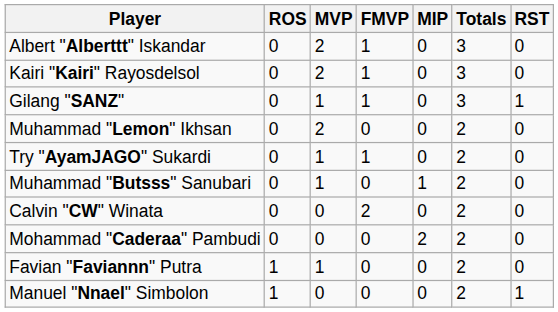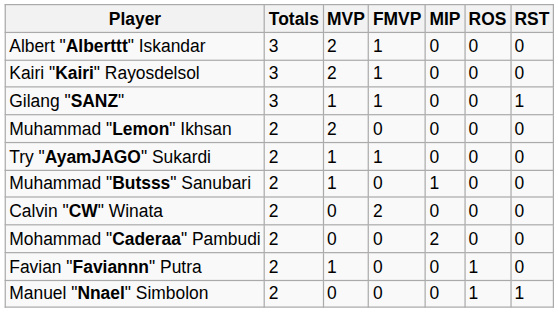columns swapped: (481, 19) <-> (288, 19)
